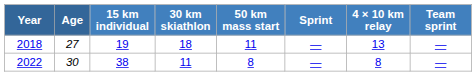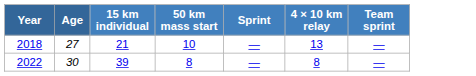- column: (186, 20)
(122, 44) 19 -> (122, 44) 21
(251, 44) 11 -> (189, 44) 10
(122, 62) 38 -> (122, 62) 39
